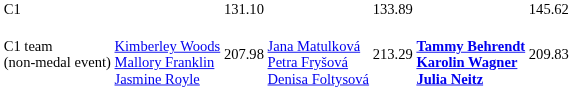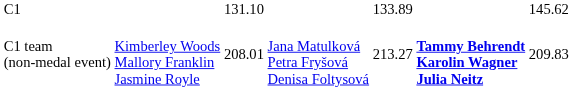(244, 54) 207.98 -> (244, 54) 208.01
(393, 54) 213.29 -> (393, 54) 213.27
